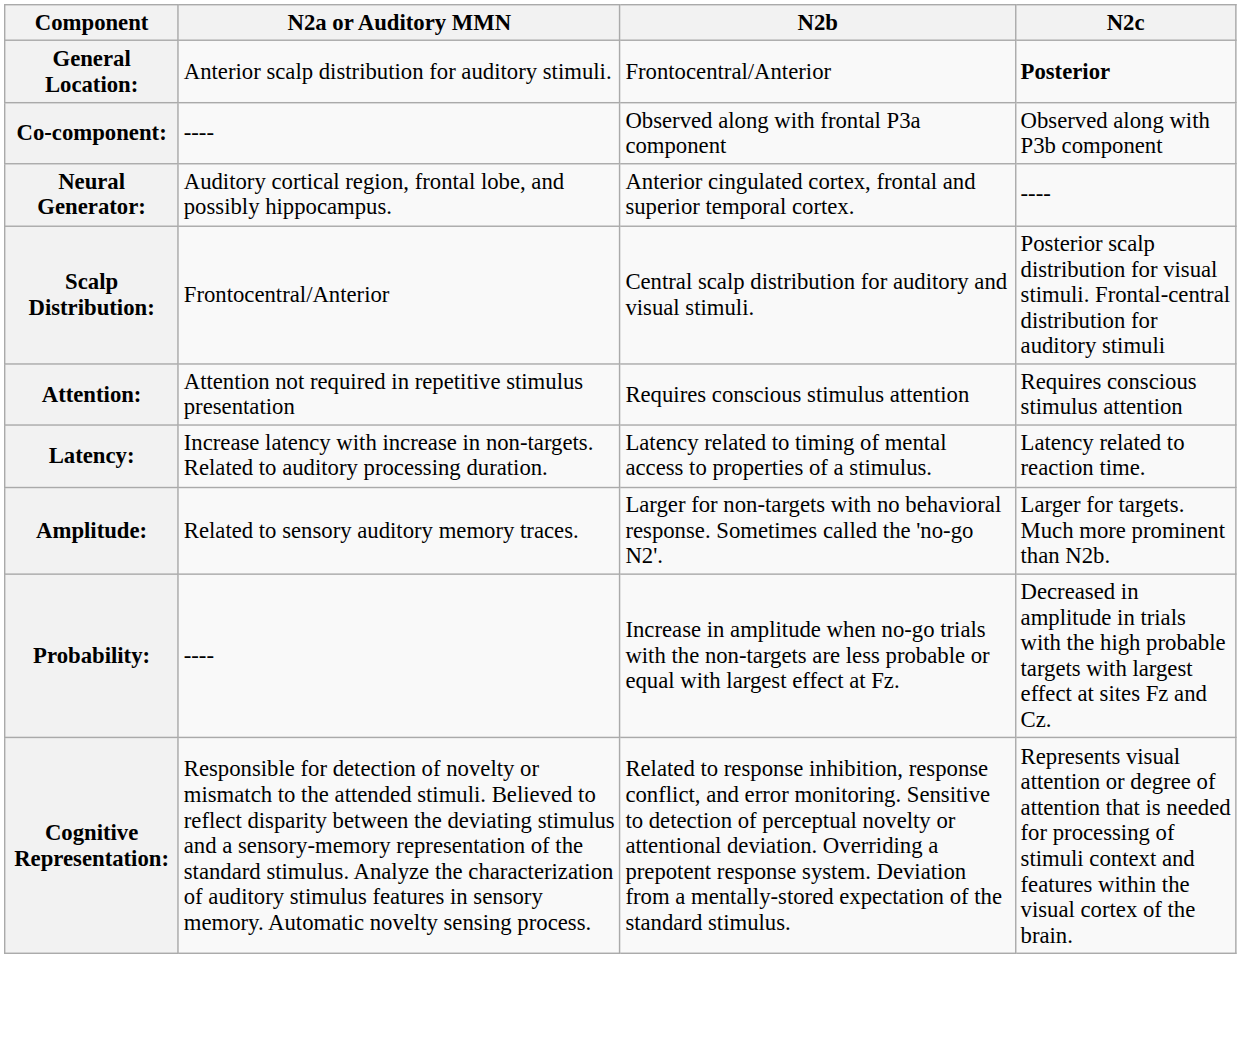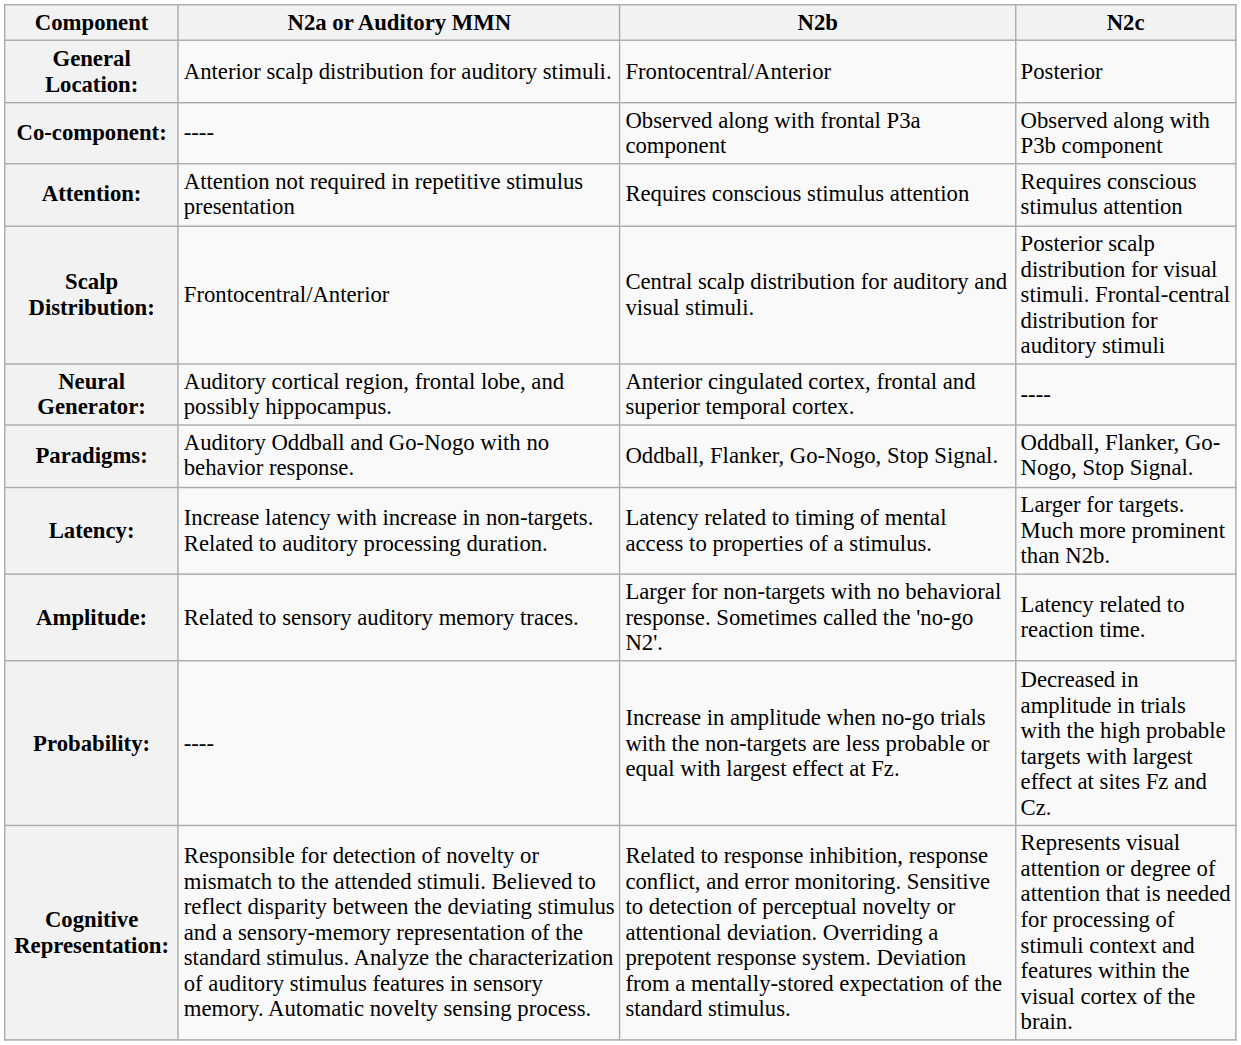(1065, 71) bold -> (1062, 71) normal
rows swapped: (92, 394) <-> (92, 194)
+ row: (92, 455)
(1103, 455) Latency related to reaction time. -> (1123, 530) Larger for targets. Much more prominent than N2b.
(1123, 530) Larger for targets. Much more prominent than N2b. -> (1103, 617) Latency related to reaction time.
